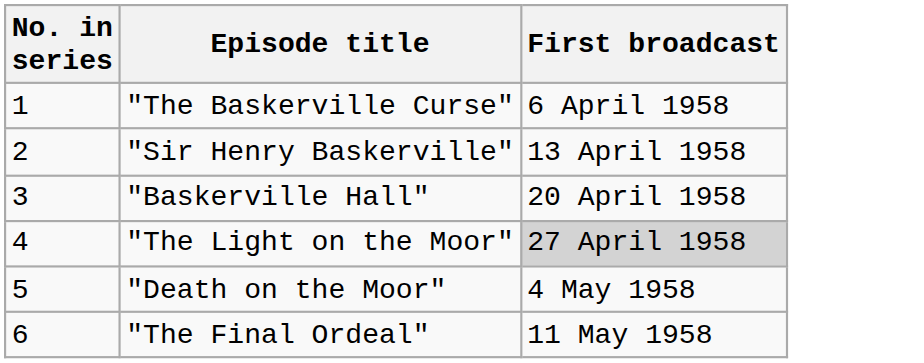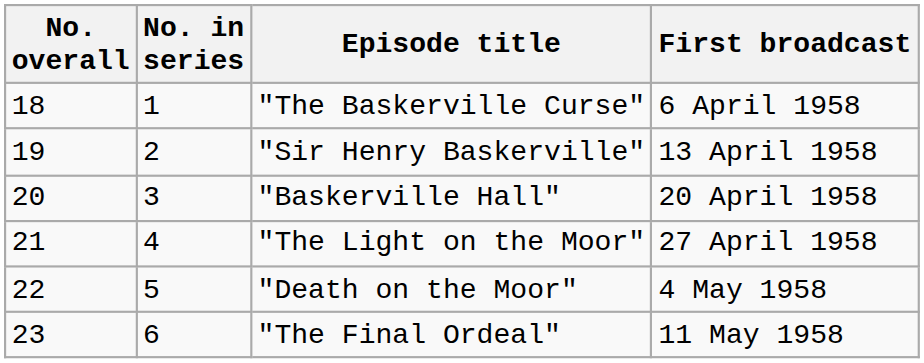+ column: (71, 44)
(637, 243) lightgrey background -> (768, 243) no background
